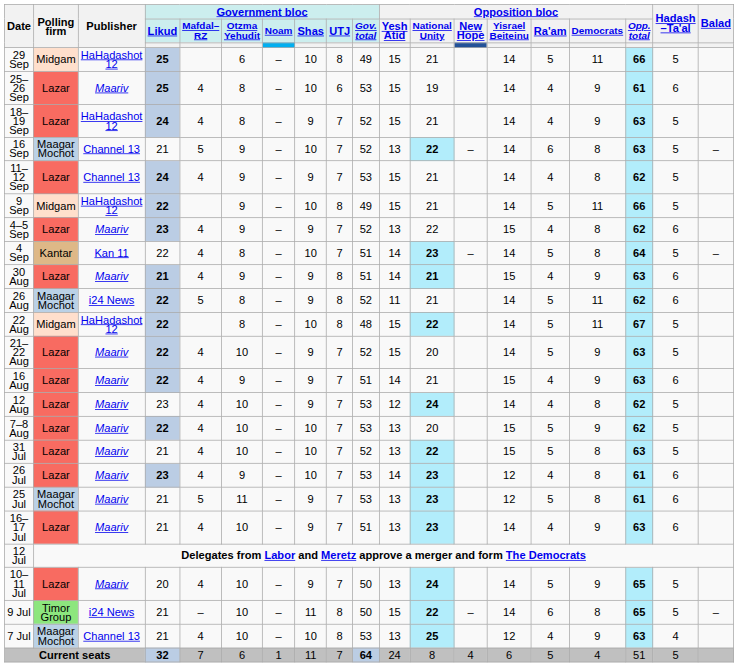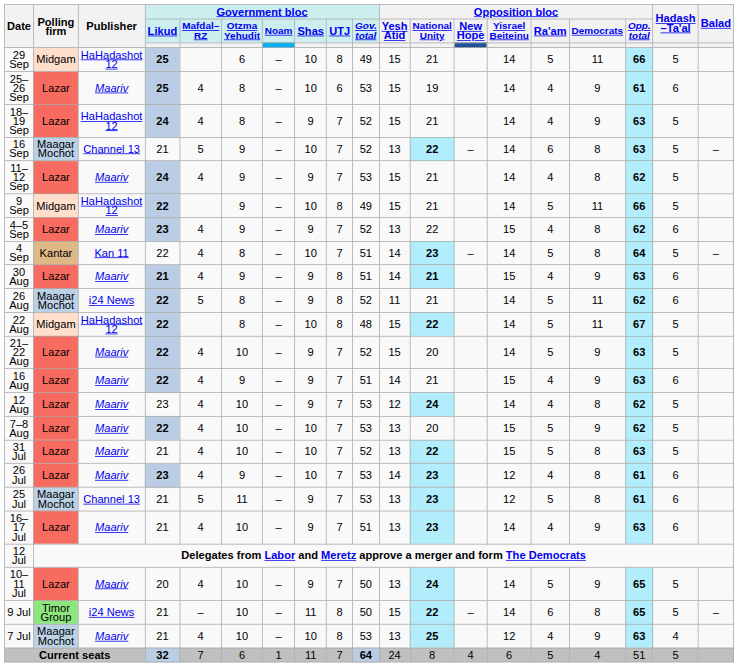(112, 178) Channel 13 -> (112, 178) Maariv
(112, 499) Maariv -> (112, 499) Channel 13
(112, 636) Channel 13 -> (112, 636) Maariv
